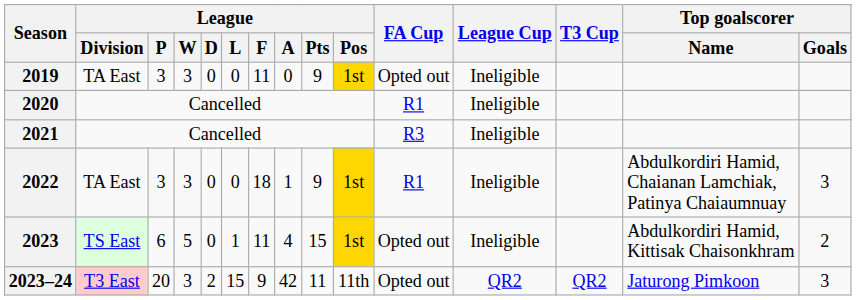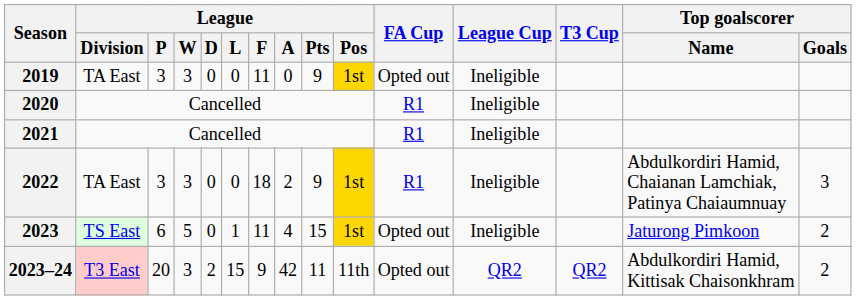(414, 133) R3 -> (414, 133) R1
(288, 182) 1 -> (288, 182) 2
(711, 241) Abdulkordiri Hamid, Kittisak Chaisonkhram -> (693, 231) Jaturong Pimkoon
(693, 280) Jaturong Pimkoon -> (711, 270) Abdulkordiri Hamid, Kittisak Chaisonkhram
(825, 280) 3 -> (825, 270) 2
